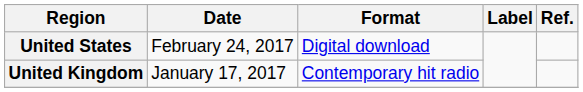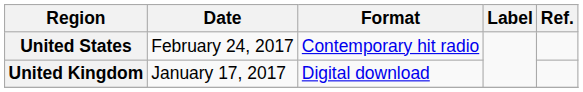(366, 45) Digital download -> (391, 45) Contemporary hit radio
(391, 73) Contemporary hit radio -> (366, 73) Digital download
